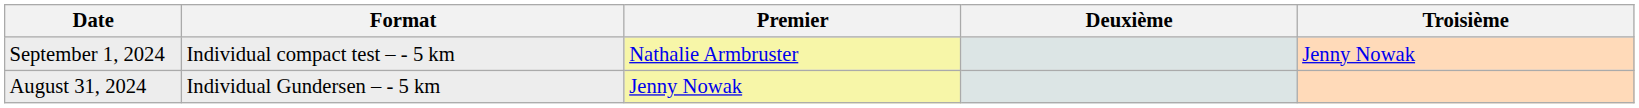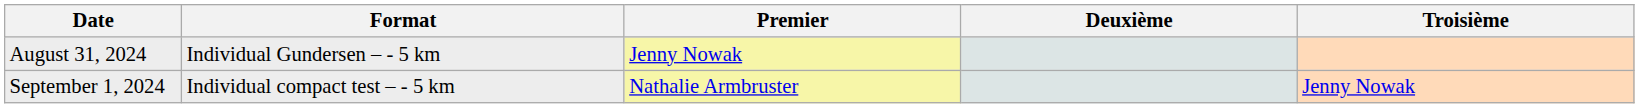rows swapped: (78, 86) <-> (87, 53)
